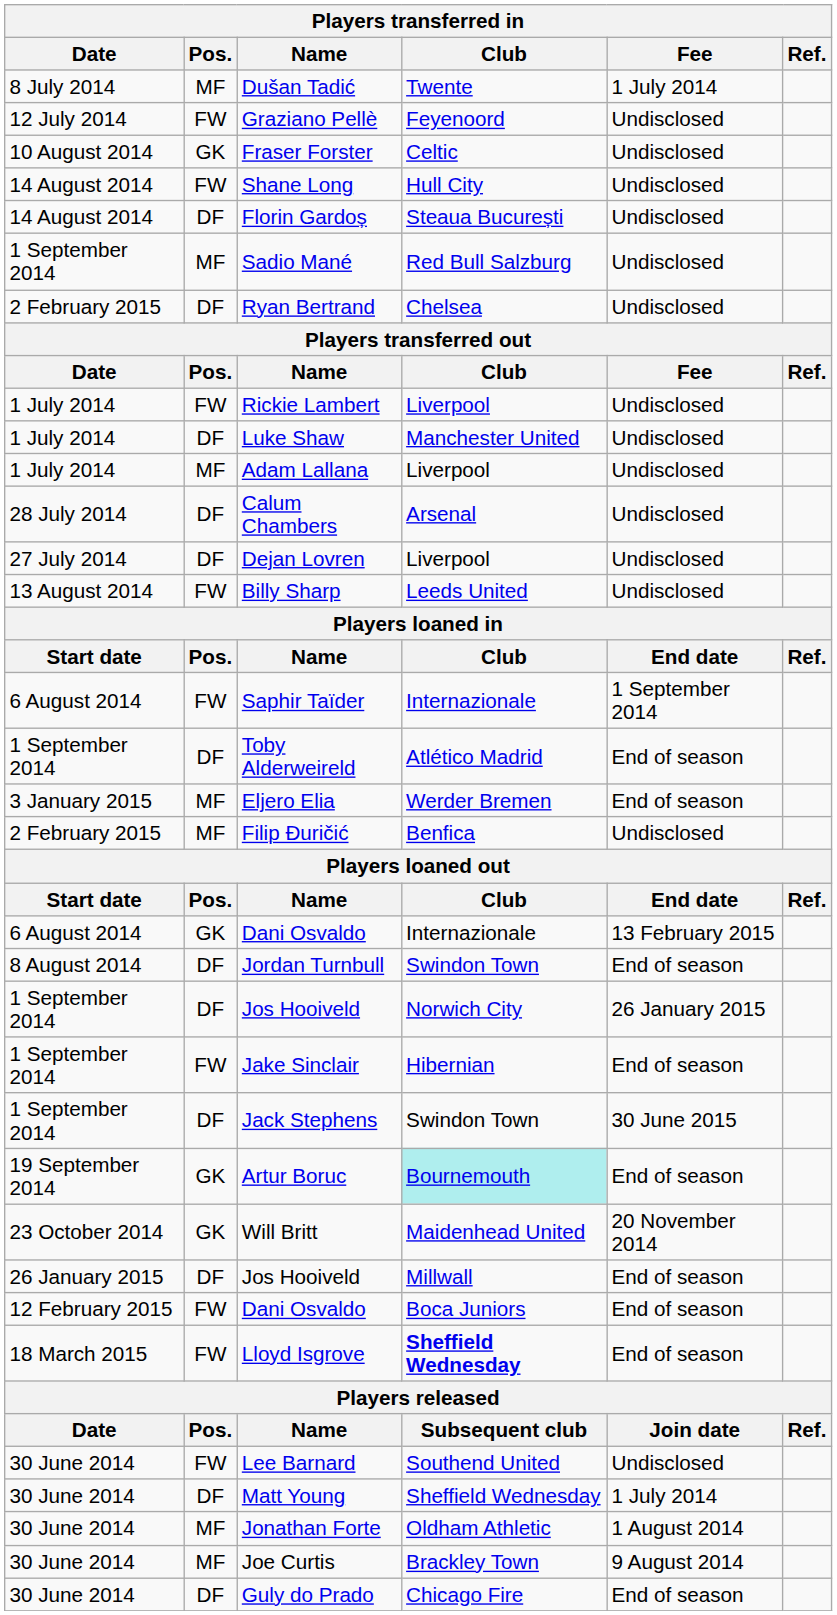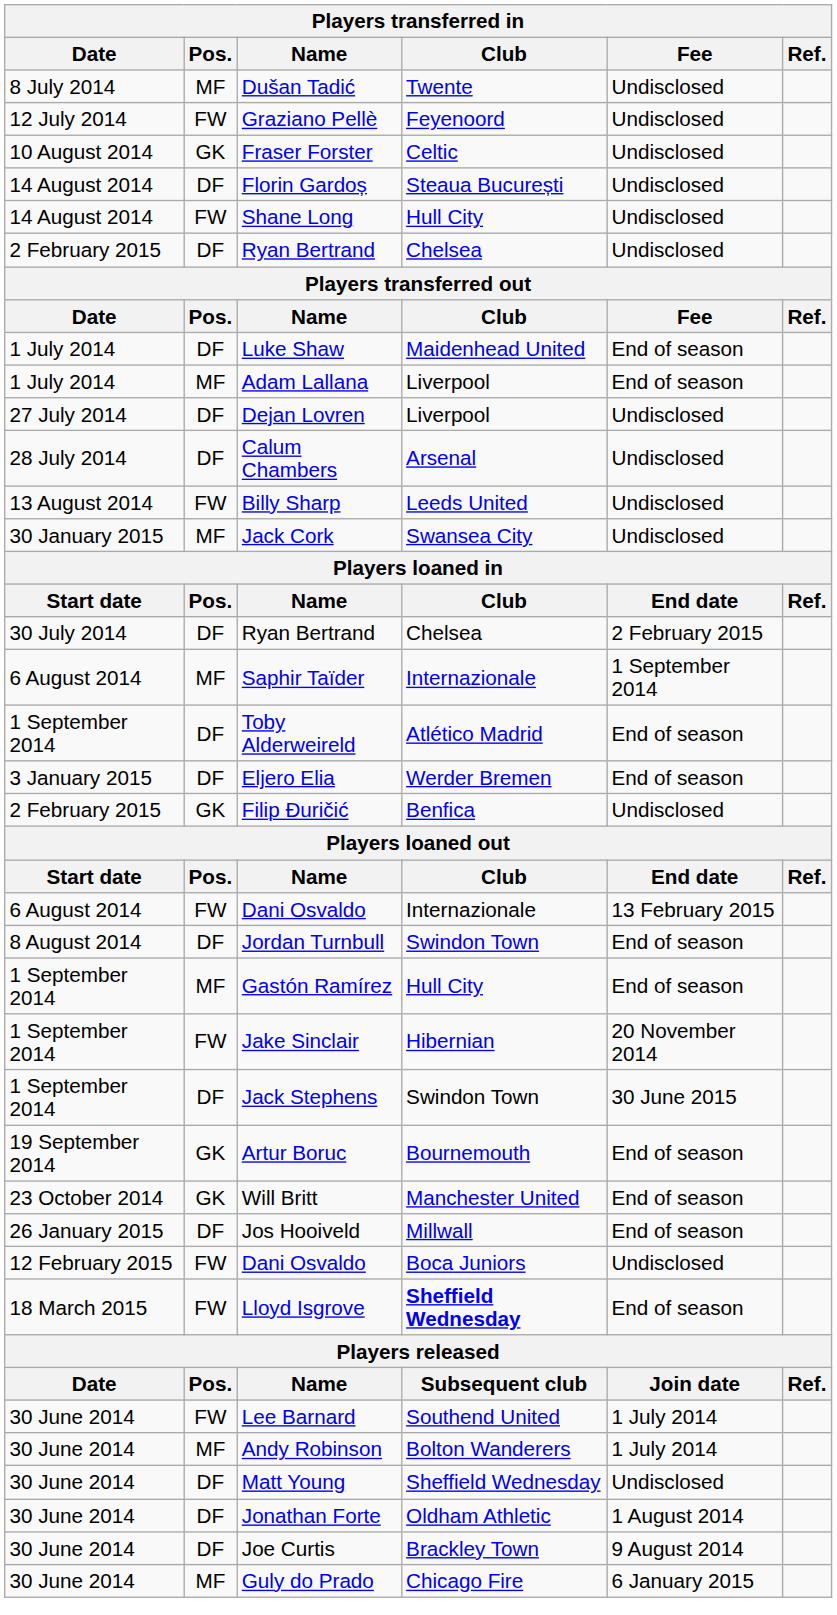(664, 87) 1 July 2014 -> (668, 87) Undisclosed
rows swapped: (81, 185) <-> (81, 218)
- row: (69, 262)
- row: (62, 404)
(493, 437) Manchester United -> (496, 348) Maidenhead United
(668, 437) Undisclosed -> (678, 348) End of season
(668, 470) Undisclosed -> (678, 381) End of season
rows swapped: (68, 558) <-> (68, 514)
+ row: (86, 535)
+ row: (68, 633)
(210, 701) FW -> (210, 678) MF
(210, 801) MF -> (210, 778) DF
(210, 834) MF -> (210, 811) GK
(210, 932) GK -> (210, 909) FW
- row: (69, 1009)
+ row: (69, 986)
(678, 1065) End of season -> (674, 1042) 20 November 2014
(468, 1176) paleturquoise background -> (468, 1153) no background
(496, 1232) Maidenhead United -> (493, 1198) Manchester United
(674, 1232) 20 November 2014 -> (678, 1198) End of season
(678, 1309) End of season -> (668, 1263) Undisclosed
(668, 1463) Undisclosed -> (664, 1417) 1 July 2014
+ row: (72, 1450)
(664, 1496) 1 July 2014 -> (668, 1482) Undisclosed
(210, 1529) MF -> (210, 1515) DF
(210, 1561) MF -> (210, 1548) DF
(210, 1594) DF -> (210, 1581) MF
(678, 1594) End of season -> (683, 1581) 6 January 2015
